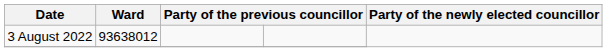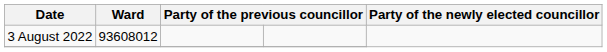(128, 36) 93638012 -> (128, 36) 93608012
